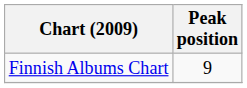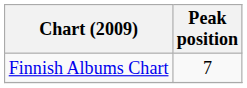(207, 67) 9 -> (207, 67) 7
